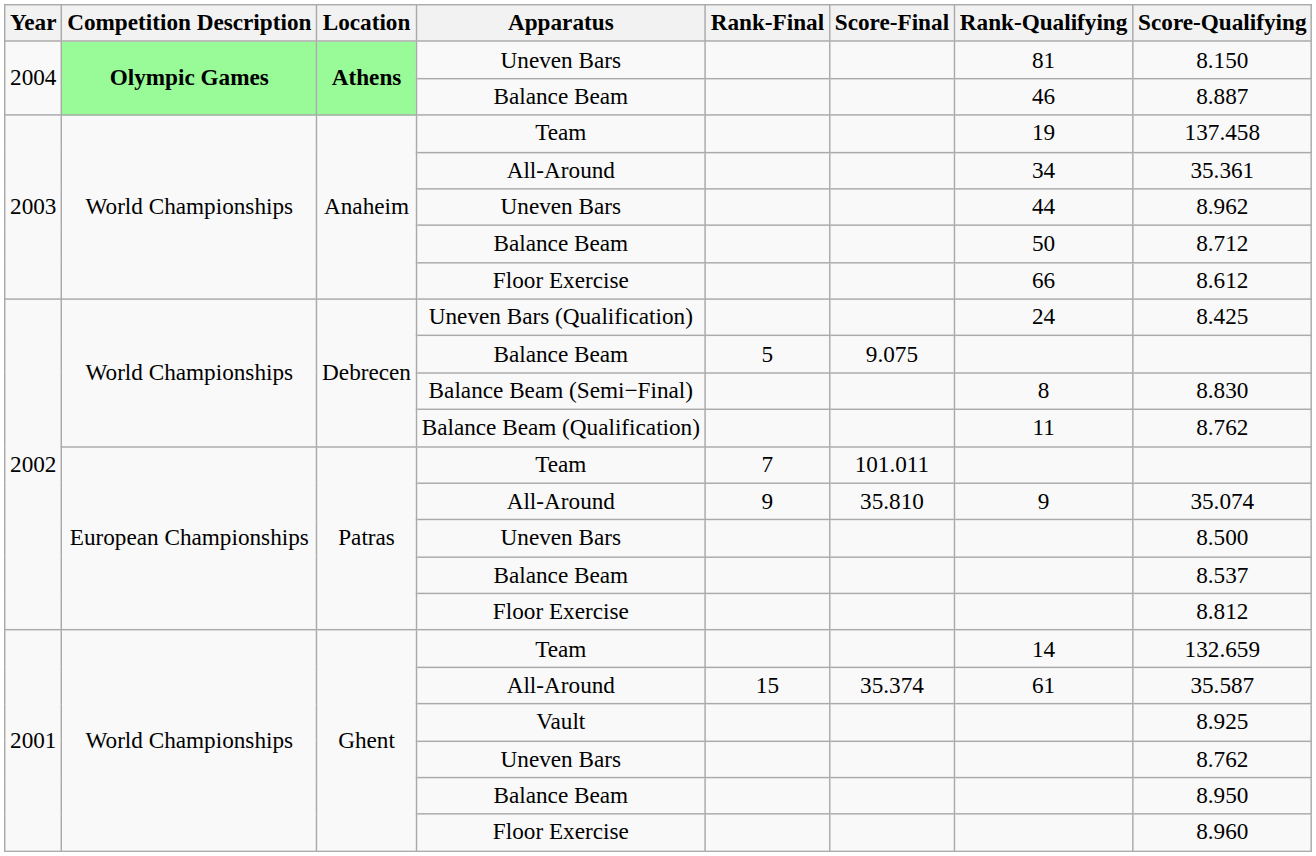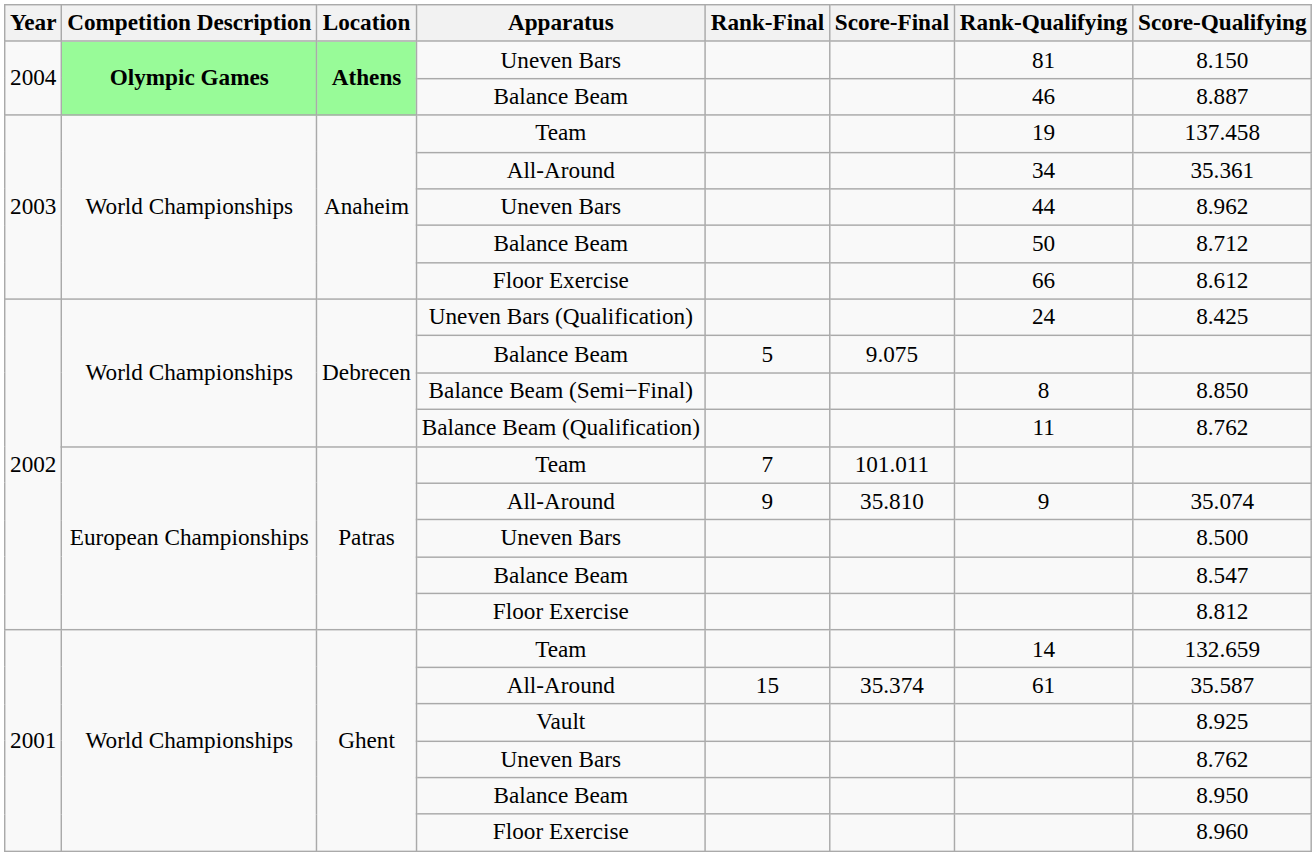(1222, 390) 8.830 -> (1222, 390) 8.850
(1222, 574) 8.537 -> (1222, 574) 8.547
